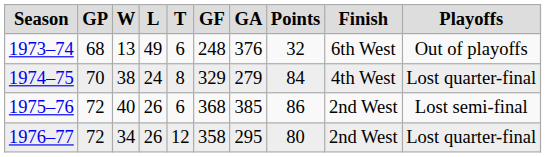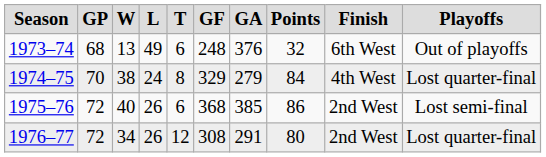(212, 136) 358 -> (212, 136) 308
(248, 136) 295 -> (248, 136) 291
